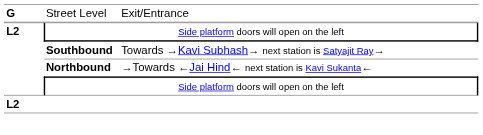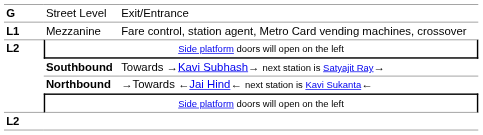+ row: (73, 31)
